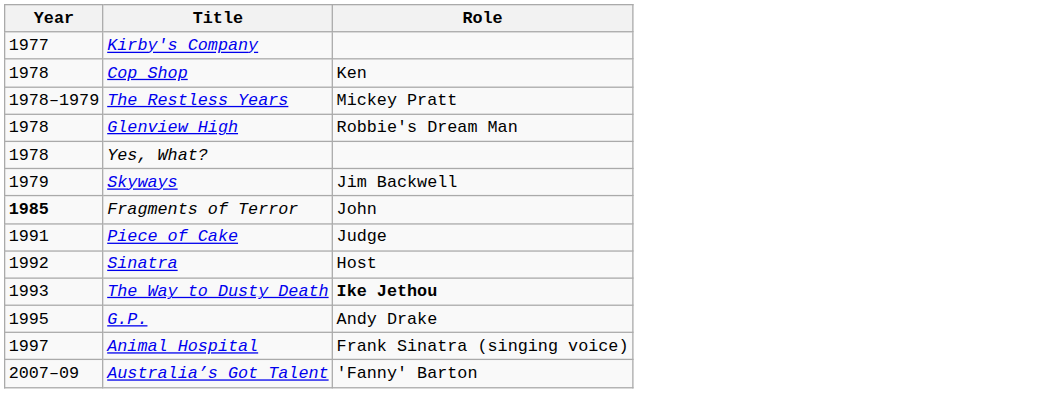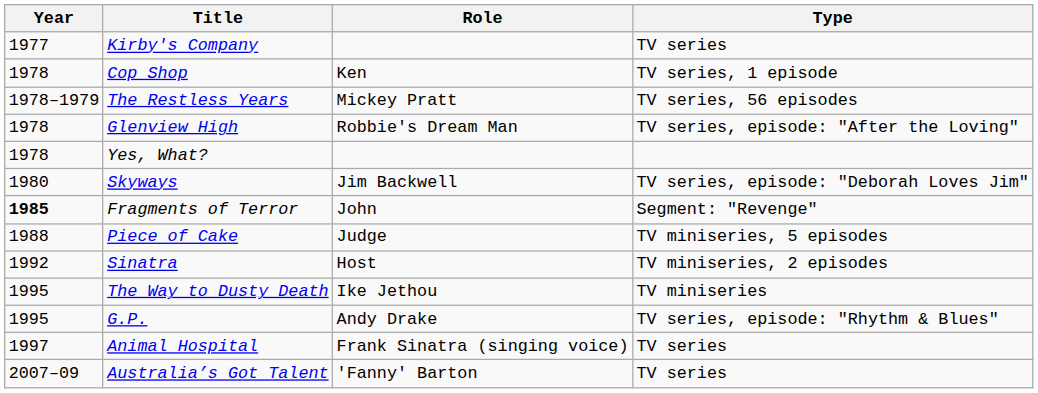+ column: (833, 18)
(29, 182) 1979 -> (29, 182) 1980
(29, 237) 1991 -> (29, 237) 1988
(29, 292) 1993 -> (29, 292) 1995
(387, 292) bold -> (387, 292) normal
